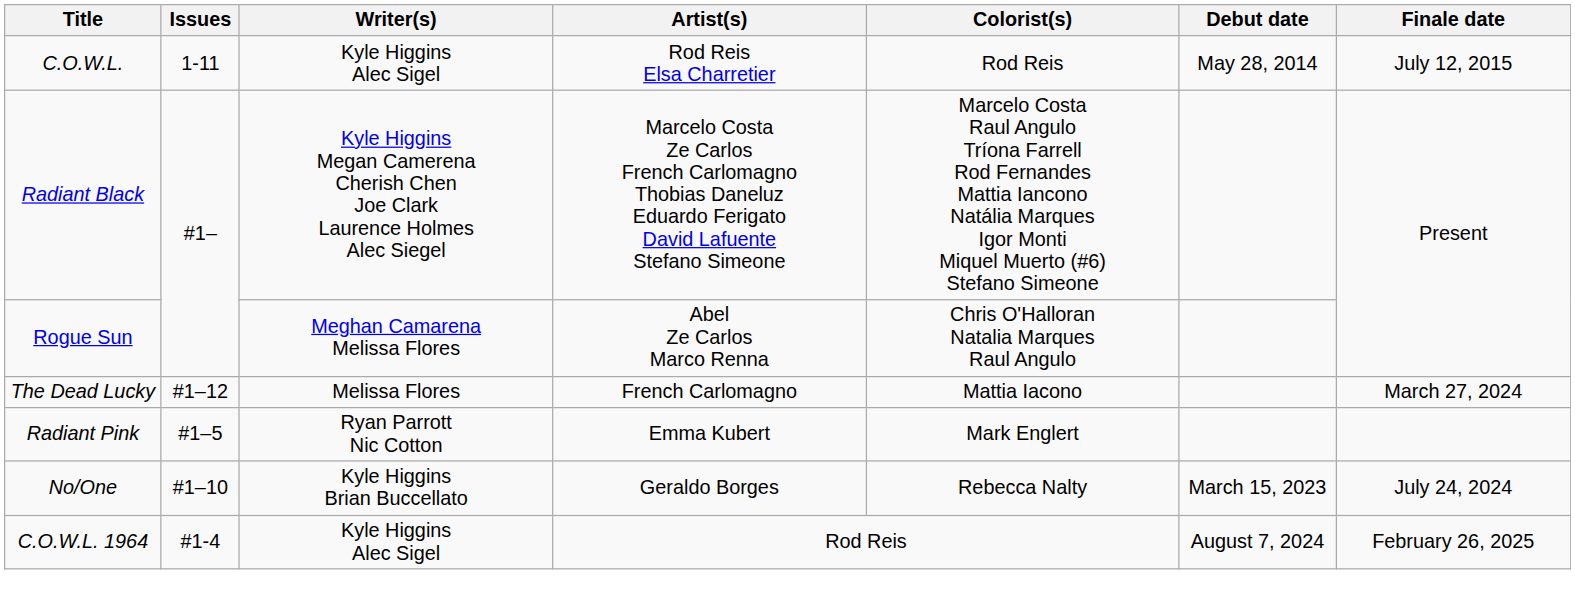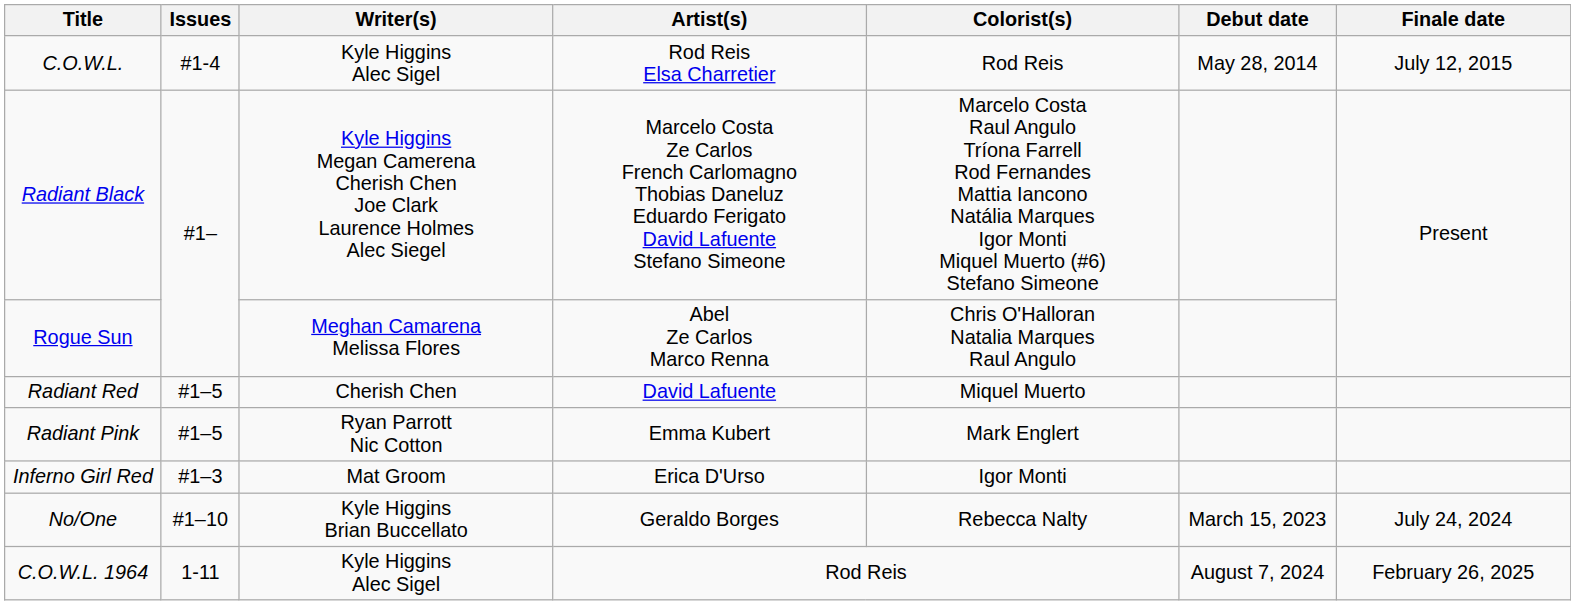(200, 62) 1-11 -> (200, 62) #1-4
+ row: (83, 391)
- row: (83, 391)
+ row: (83, 476)
(200, 541) #1-4 -> (200, 573) 1-11
